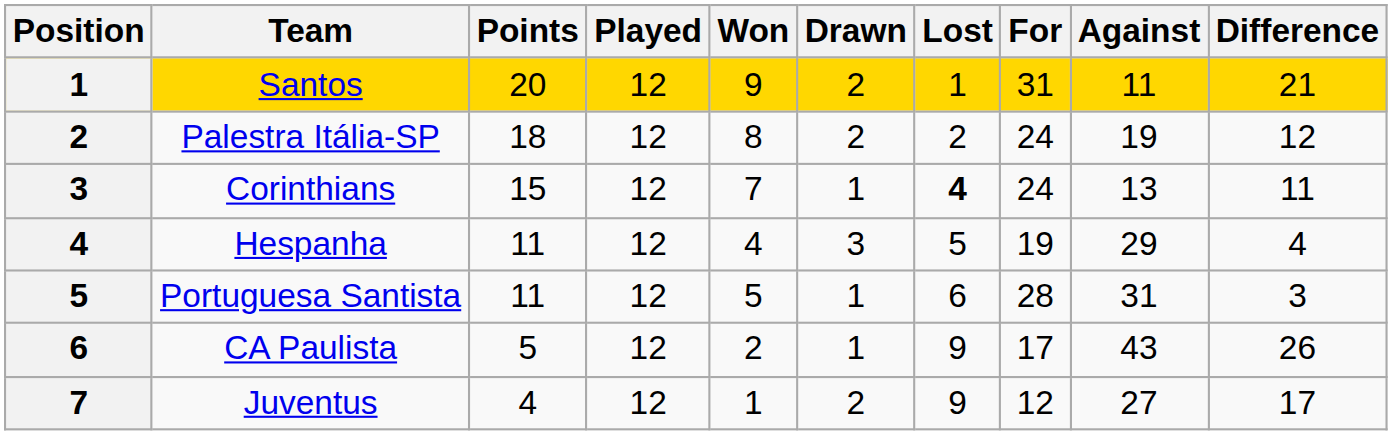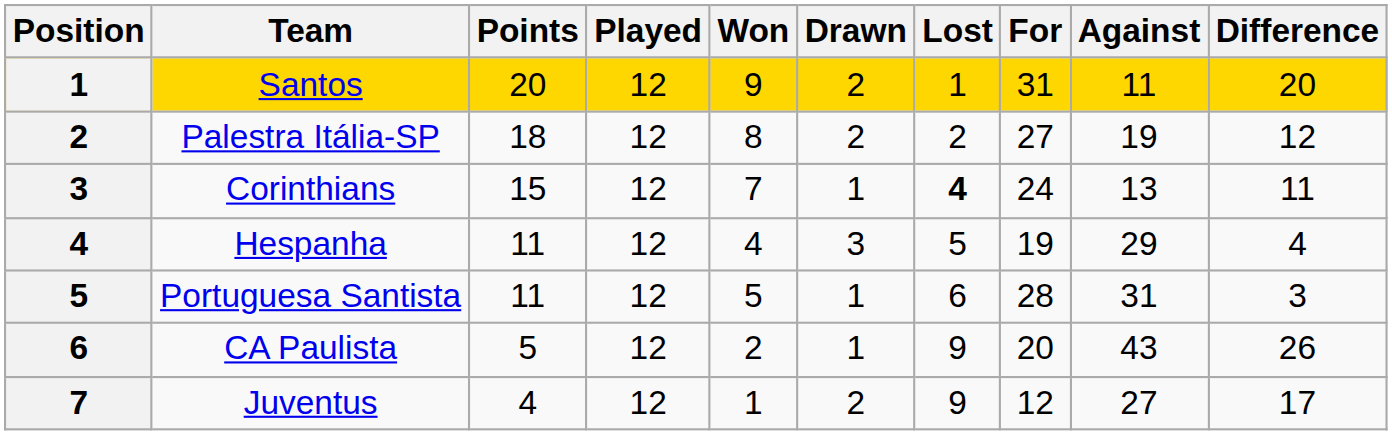(1297, 84) 21 -> (1297, 84) 20
(1035, 137) 24 -> (1035, 137) 27
(1035, 349) 17 -> (1035, 349) 20
